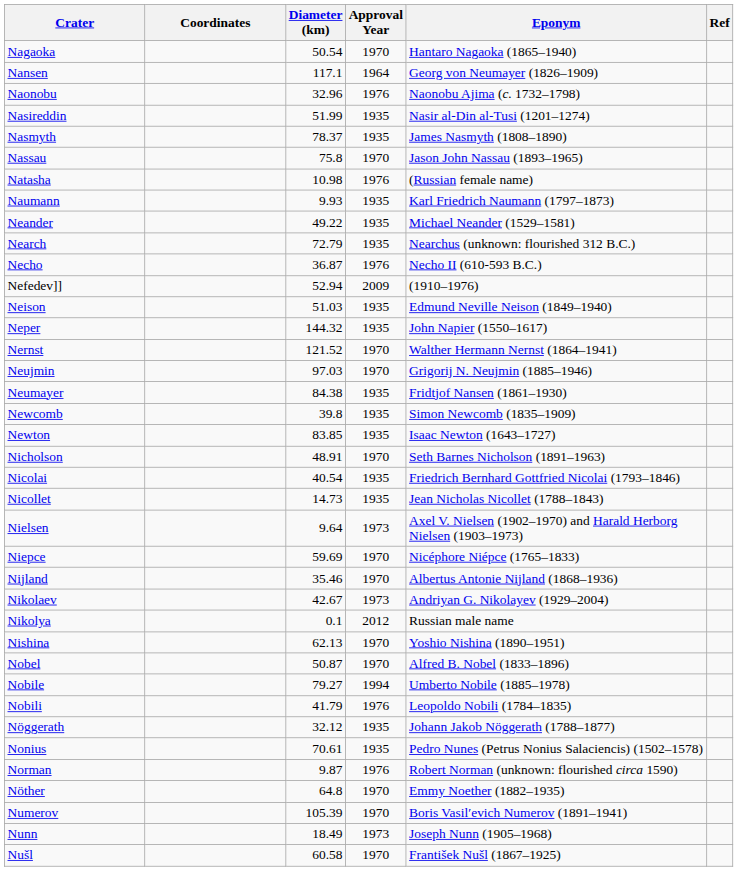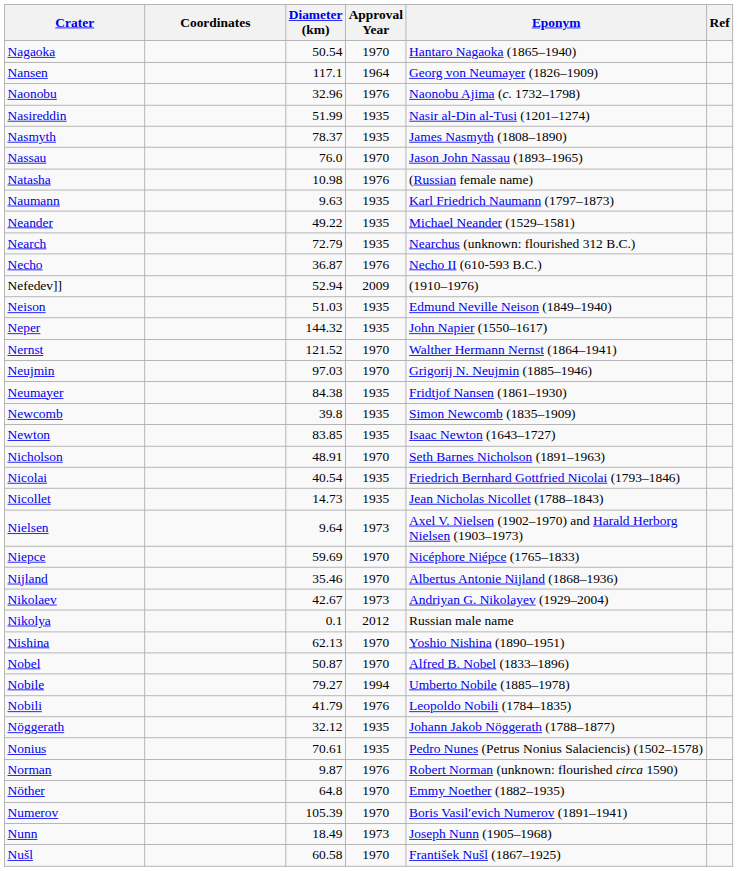(331, 158) 75.8 -> (331, 158) 76.0
(331, 200) 9.93 -> (331, 200) 9.63
